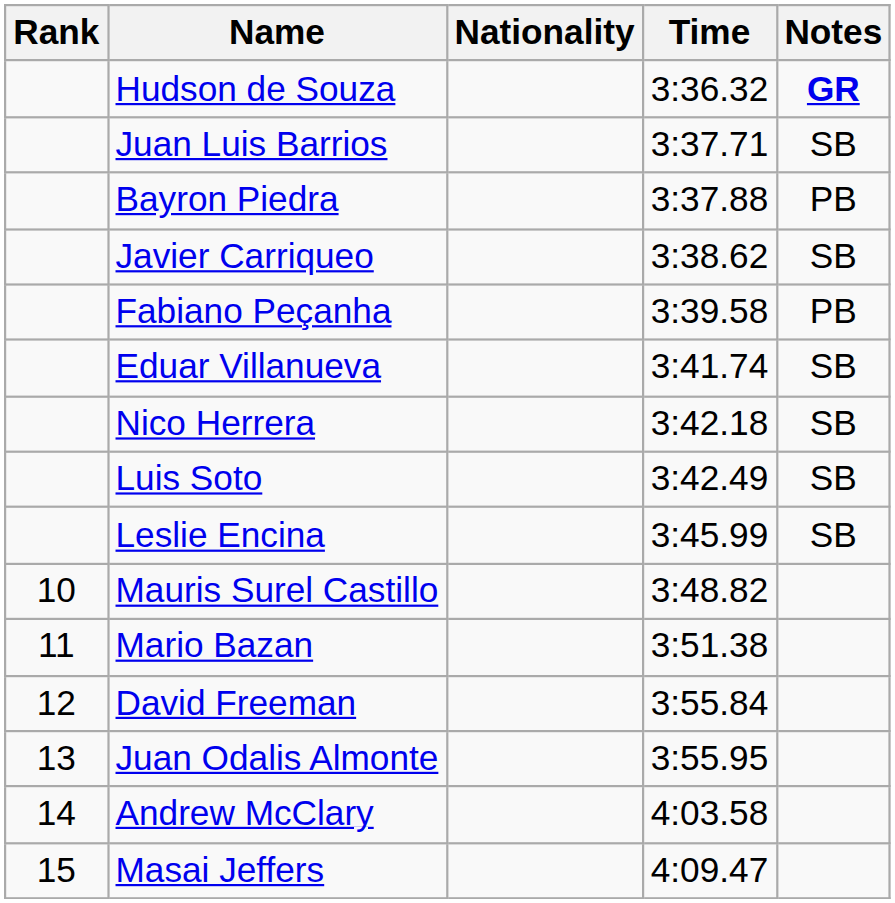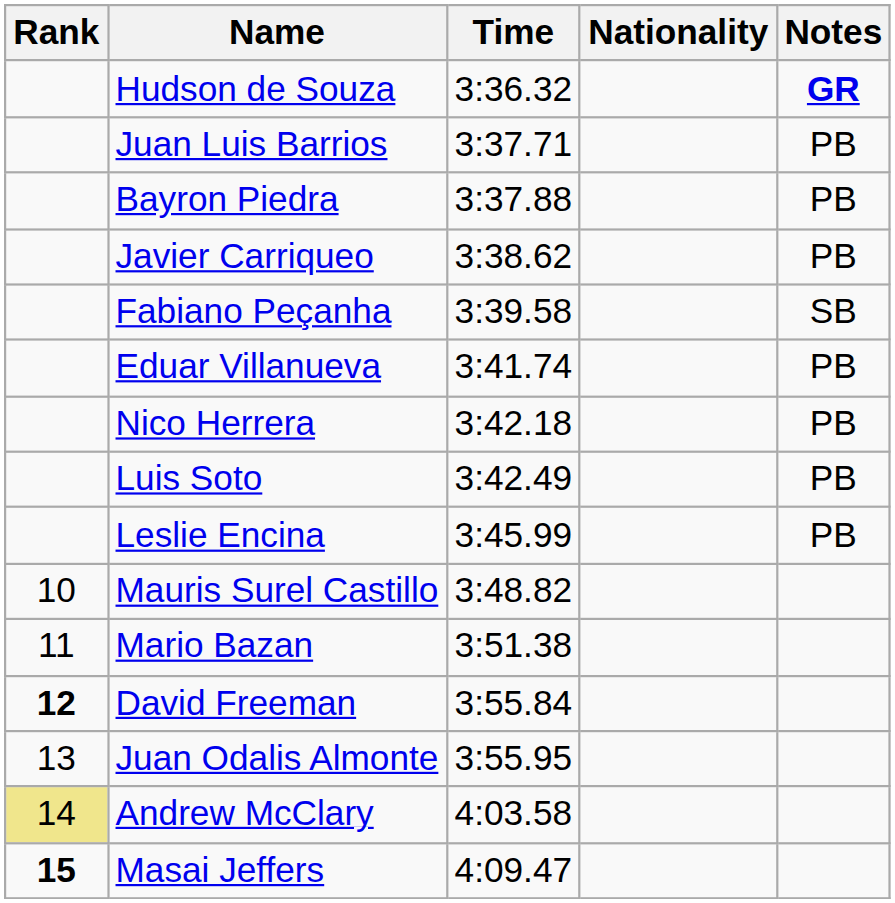columns swapped: (545, 32) <-> (709, 32)
(833, 144) SB -> (833, 144) PB
(833, 255) SB -> (833, 255) PB
(833, 311) PB -> (833, 311) SB
(833, 367) SB -> (833, 367) PB
(833, 423) SB -> (833, 423) PB
(833, 479) SB -> (833, 479) PB
(833, 534) SB -> (833, 534) PB
(56, 702) normal -> (56, 702) bold
(56, 813) no background -> (56, 813) khaki background
(56, 869) normal -> (56, 869) bold
